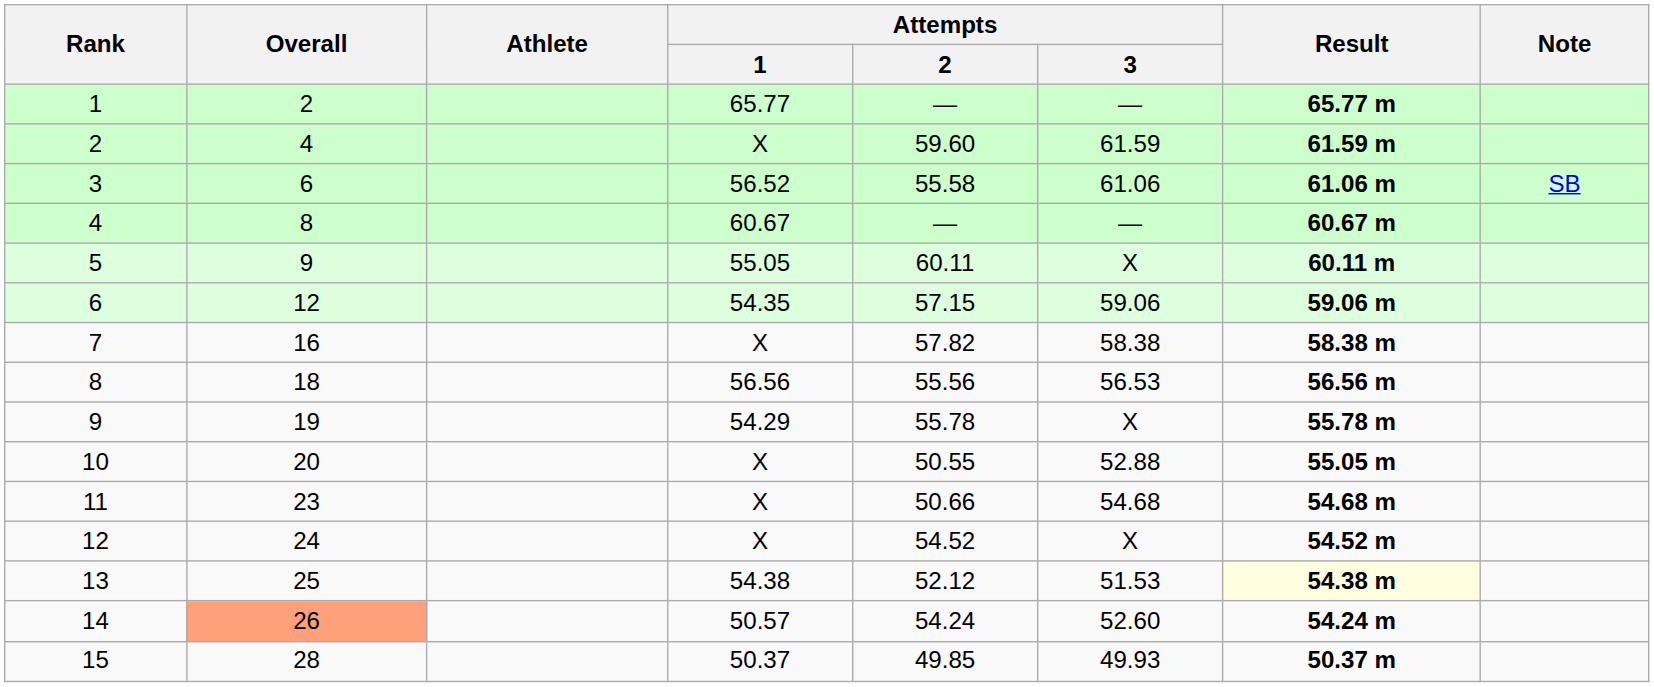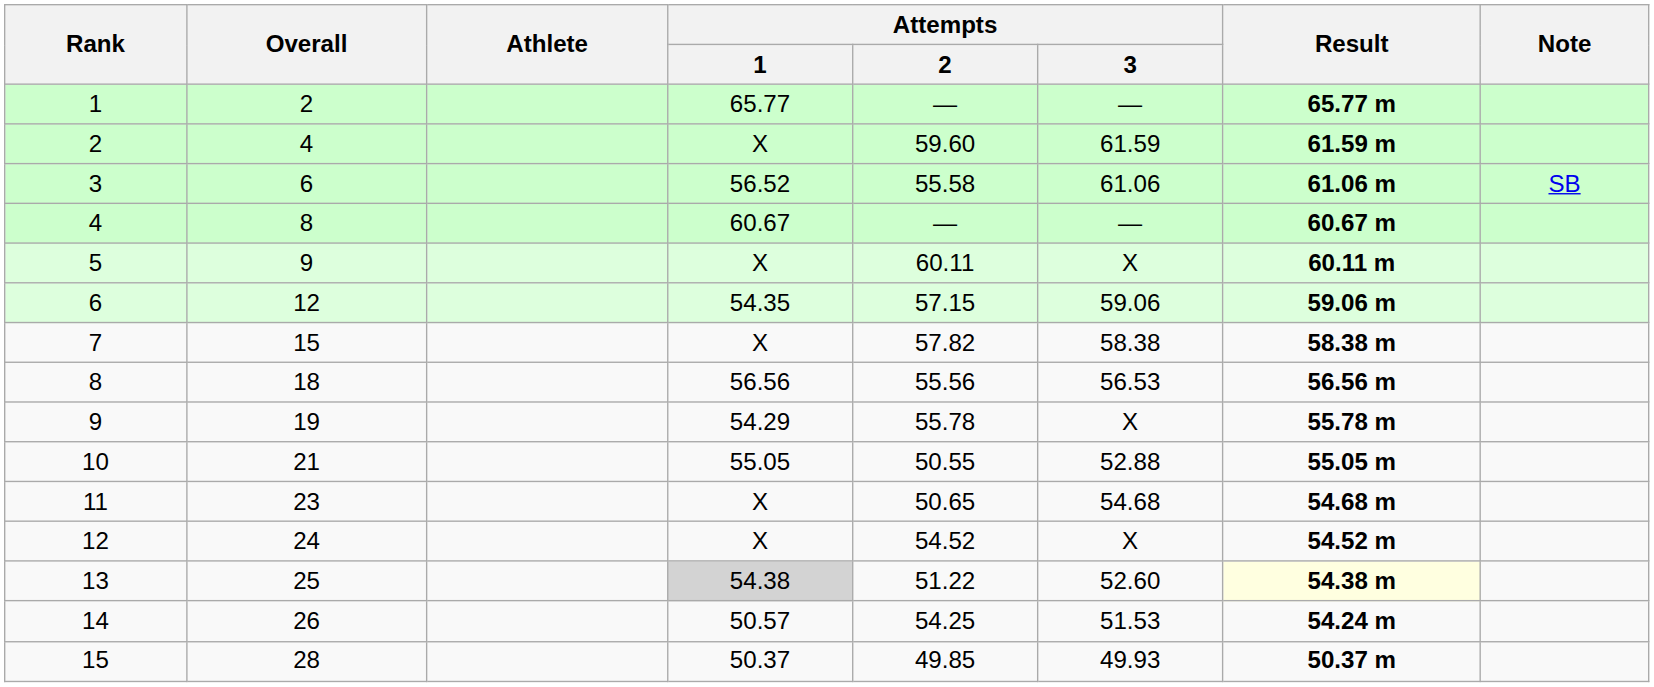(760, 262) 55.05 -> (760, 262) X
(307, 342) 16 -> (307, 342) 15
(307, 461) 20 -> (307, 461) 21
(760, 461) X -> (760, 461) 55.05
(945, 501) 50.66 -> (945, 501) 50.65
(760, 580) no background -> (760, 580) lightgrey background
(945, 580) 52.12 -> (945, 580) 51.22
(1130, 580) 51.53 -> (1130, 580) 52.60
(307, 620) lightsalmon background -> (307, 620) no background
(945, 620) 54.24 -> (945, 620) 54.25
(1130, 620) 52.60 -> (1130, 620) 51.53
